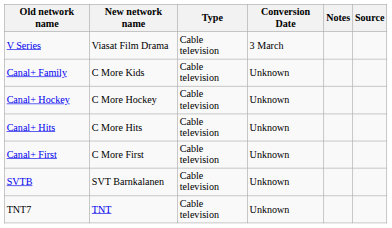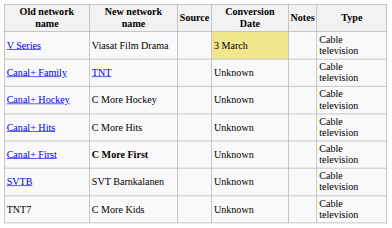columns swapped: (212, 18) <-> (370, 18)
(267, 45) no background -> (231, 45) khaki background
(118, 72) C More Kids -> (102, 72) TNT
(118, 154) normal -> (120, 154) bold
(102, 209) TNT -> (118, 209) C More Kids
